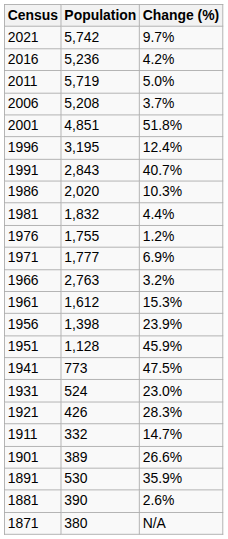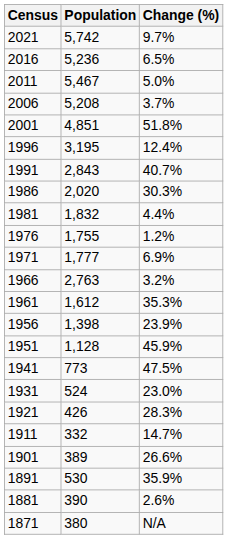(159, 59) 4.2% -> (159, 59) 6.5%
(82, 81) 5,719 -> (82, 81) 5,467
(162, 192) 10.3% -> (162, 192) 30.3%
(162, 302) 15.3% -> (162, 302) 35.3%
